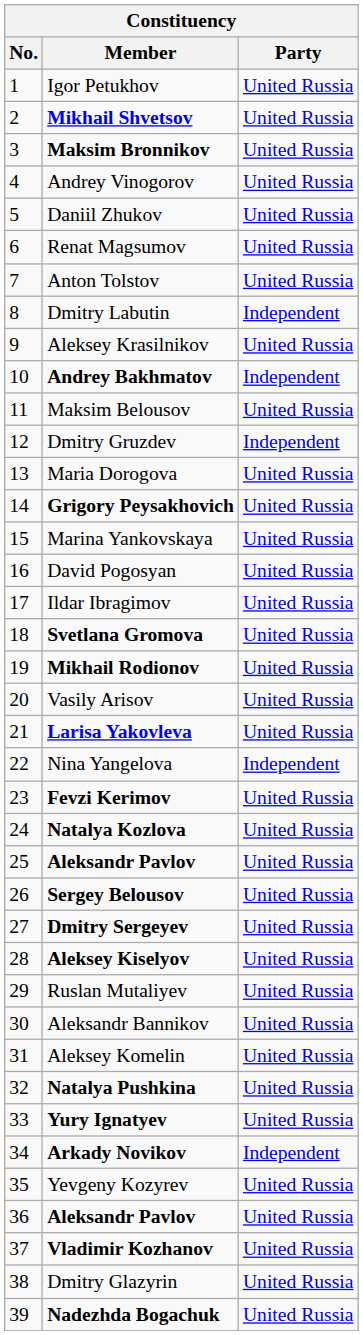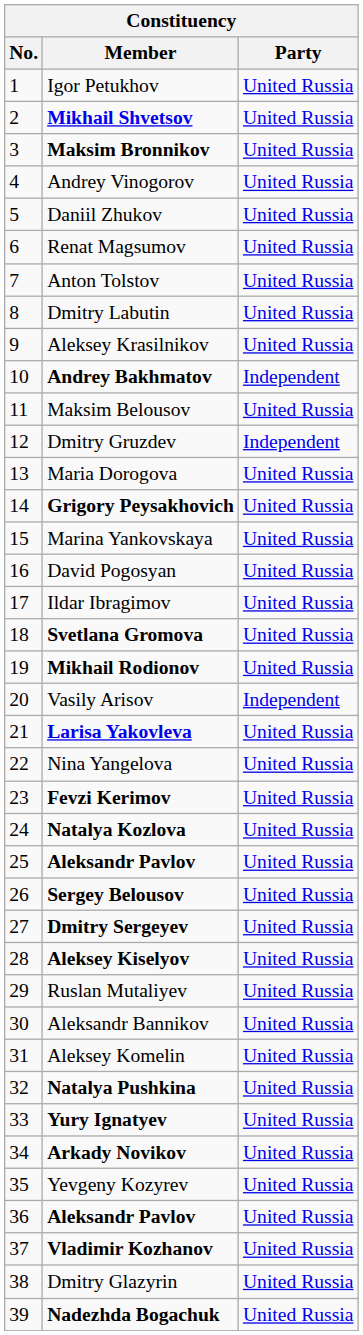(291, 311) Independent -> (298, 311) United Russia
(298, 699) United Russia -> (291, 699) Independent
(291, 764) Independent -> (298, 764) United Russia
(291, 1152) Independent -> (298, 1152) United Russia
